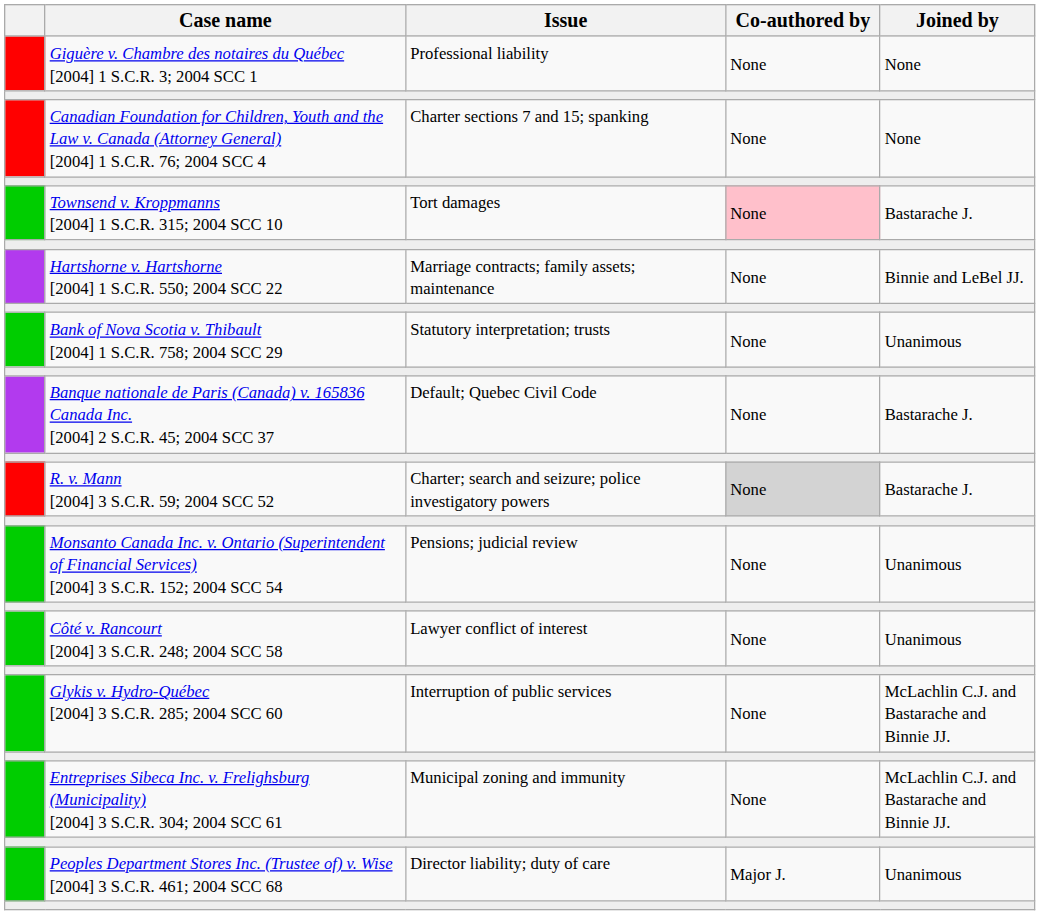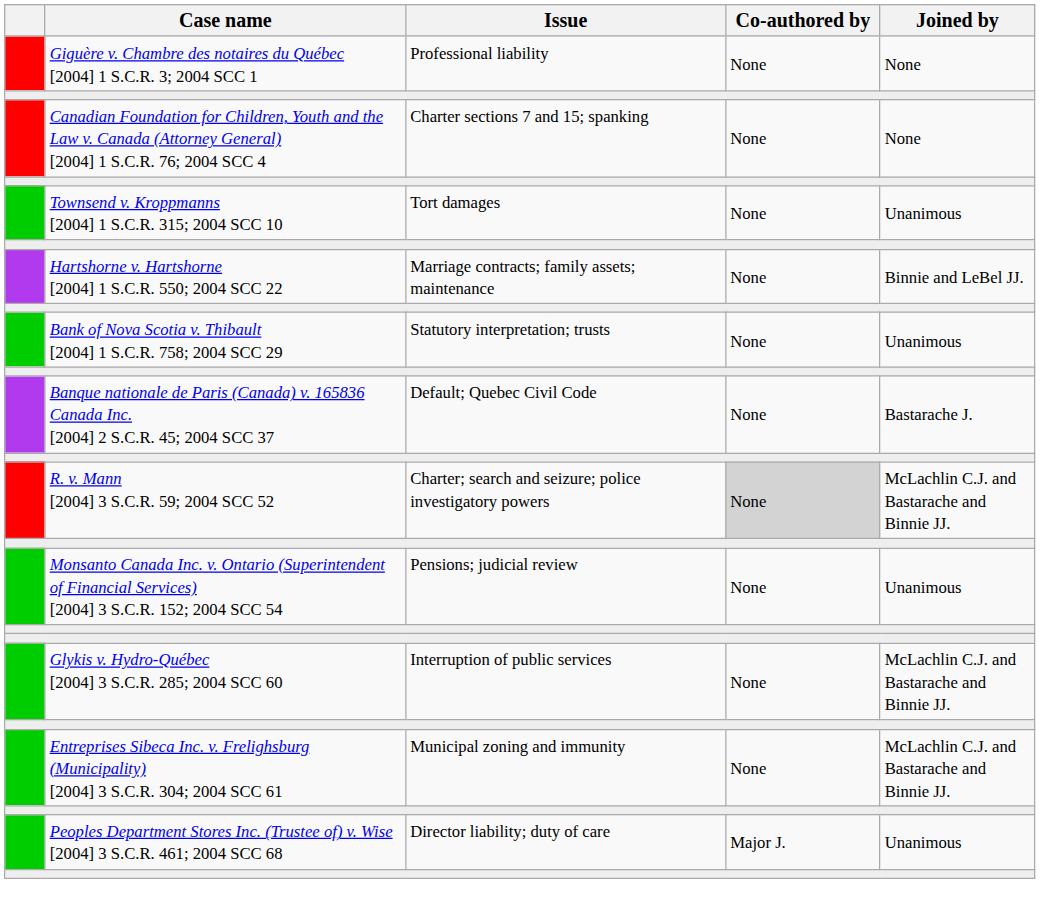(748, 213) pink background -> (748, 213) no background
(929, 213) Bastarache J. -> (923, 213) Unanimous
(929, 490) Bastarache J. -> (950, 501) McLachlin C.J. and Bastarache and Binnie JJ.
- row: (166, 639)
